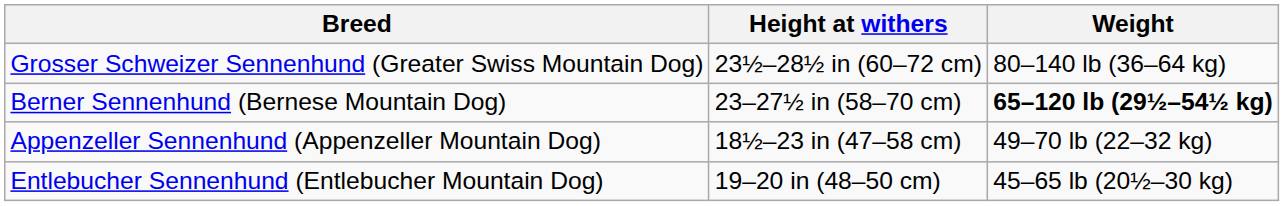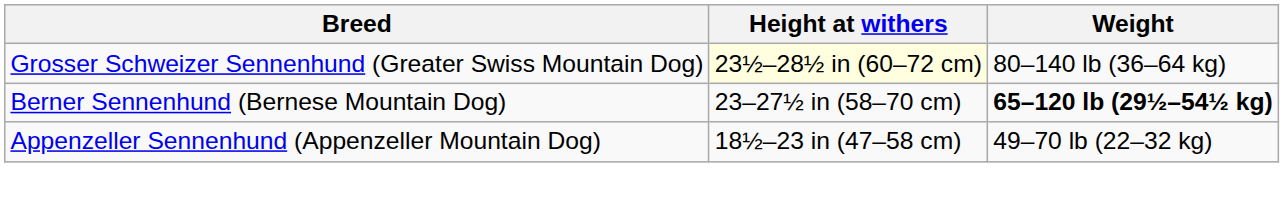(848, 63) no background -> (848, 63) lightyellow background
- row: (307, 180)
